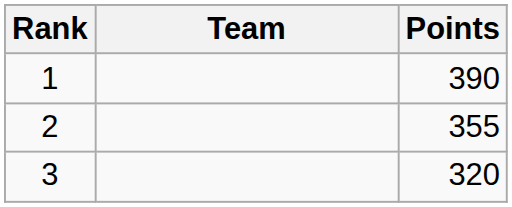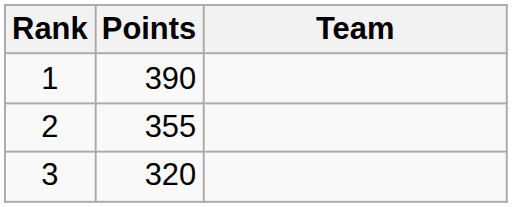columns swapped: (247, 28) <-> (453, 28)
